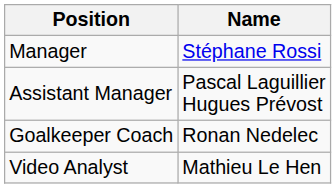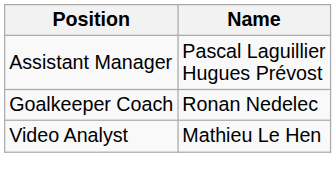- row: (48, 51)
